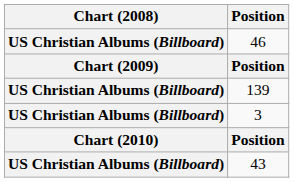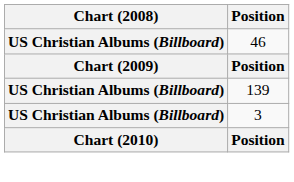- row: (258, 164)
